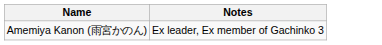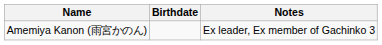+ column: (175, 12)
